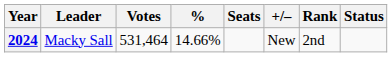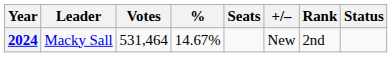(198, 39) 14.66% -> (198, 39) 14.67%
